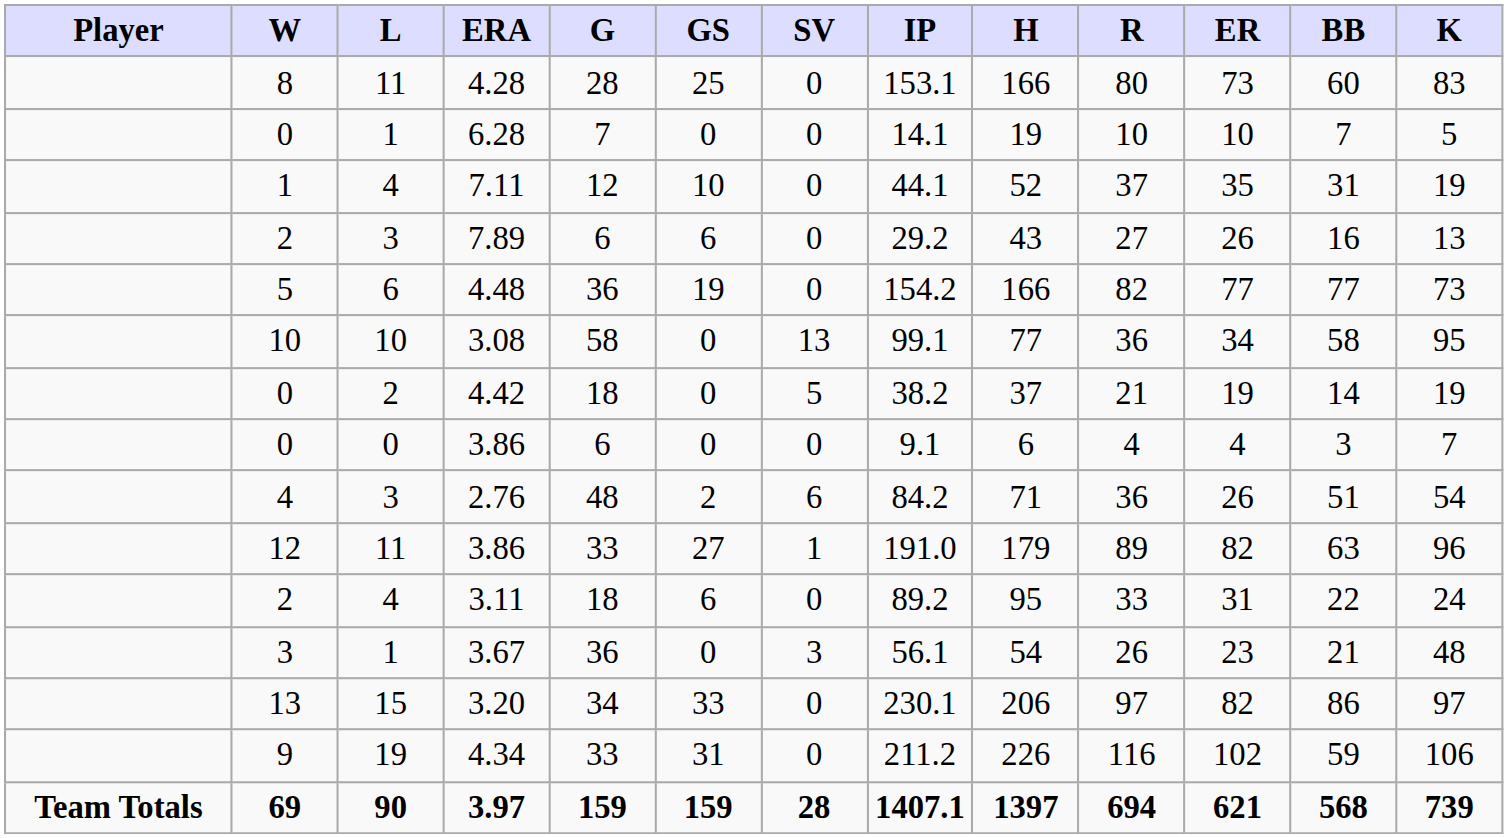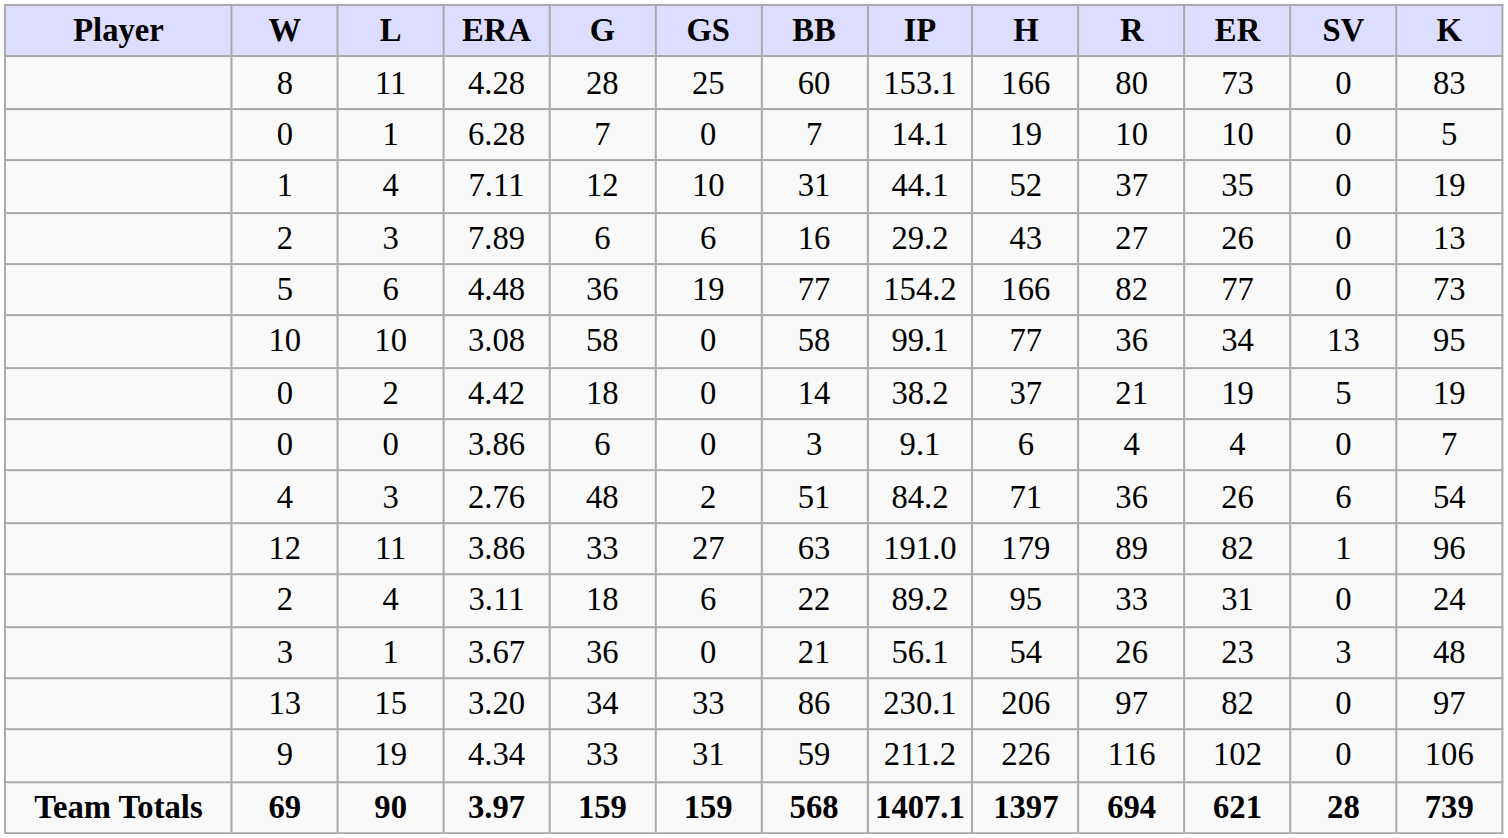columns swapped: (814, 30) <-> (1343, 30)
